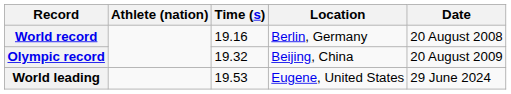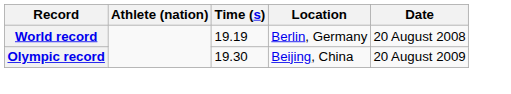(231, 36) 19.16 -> (231, 36) 19.19
(231, 57) 19.32 -> (231, 57) 19.30
- row: (56, 78)
